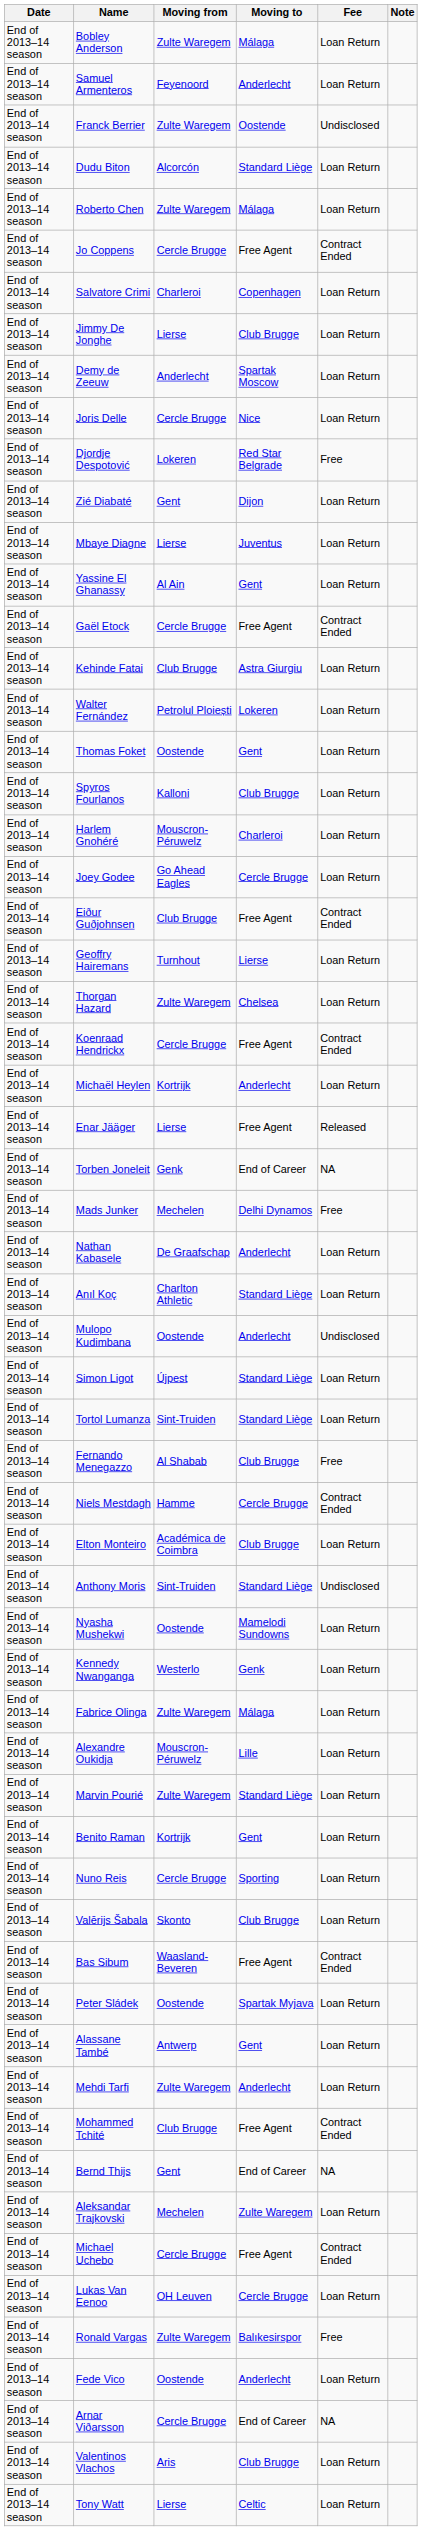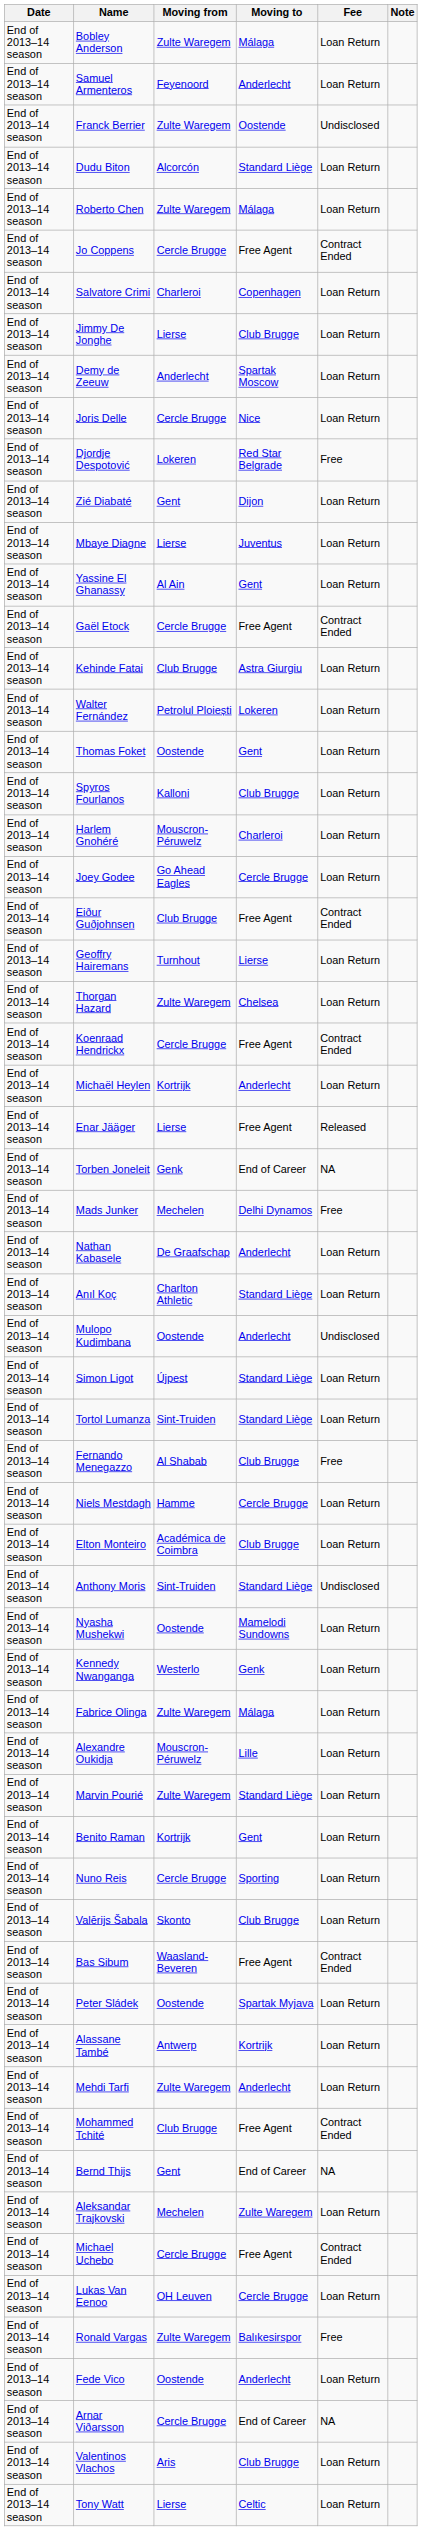(341, 1503) Contract Ended -> (350, 1503) Loan Return
(250, 2045) Gent -> (255, 2045) Kortrijk
